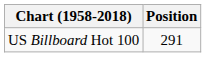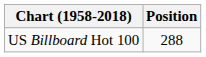(172, 39) 291 -> (172, 39) 288
